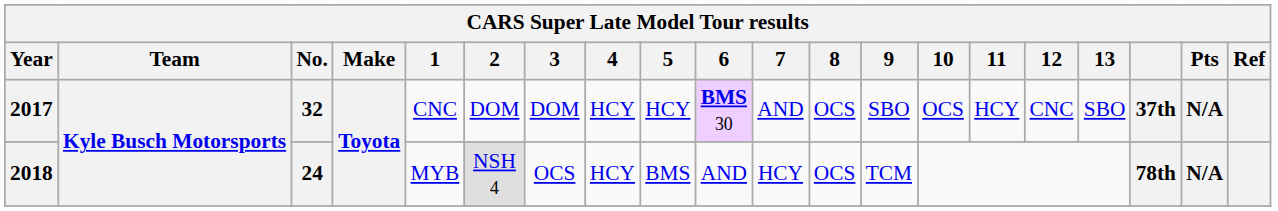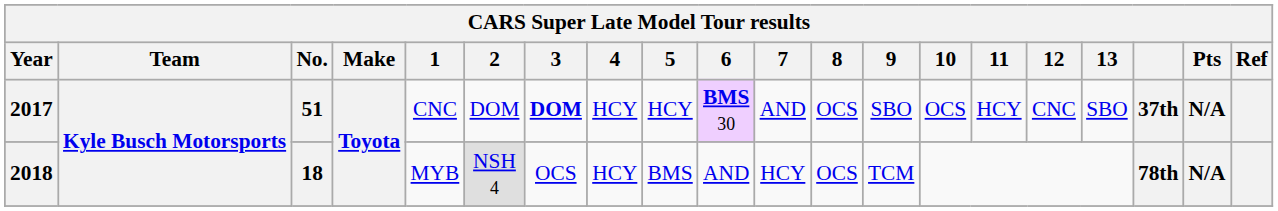(312, 110) 32 -> (312, 110) 51
(555, 110) normal -> (556, 110) bold
(312, 174) 24 -> (312, 174) 18
